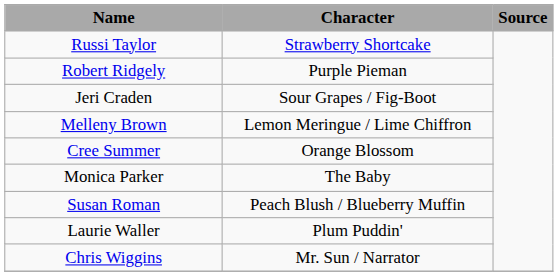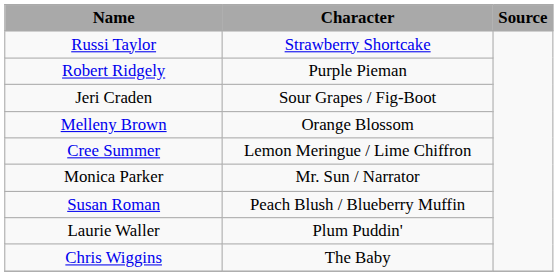(358, 124) Lemon Meringue / Lime Chiffron -> (358, 124) Orange Blossom
(358, 151) Orange Blossom -> (358, 151) Lemon Meringue / Lime Chiffron
(358, 177) The Baby -> (358, 177) Mr. Sun / Narrator
(358, 257) Mr. Sun / Narrator -> (358, 257) The Baby
